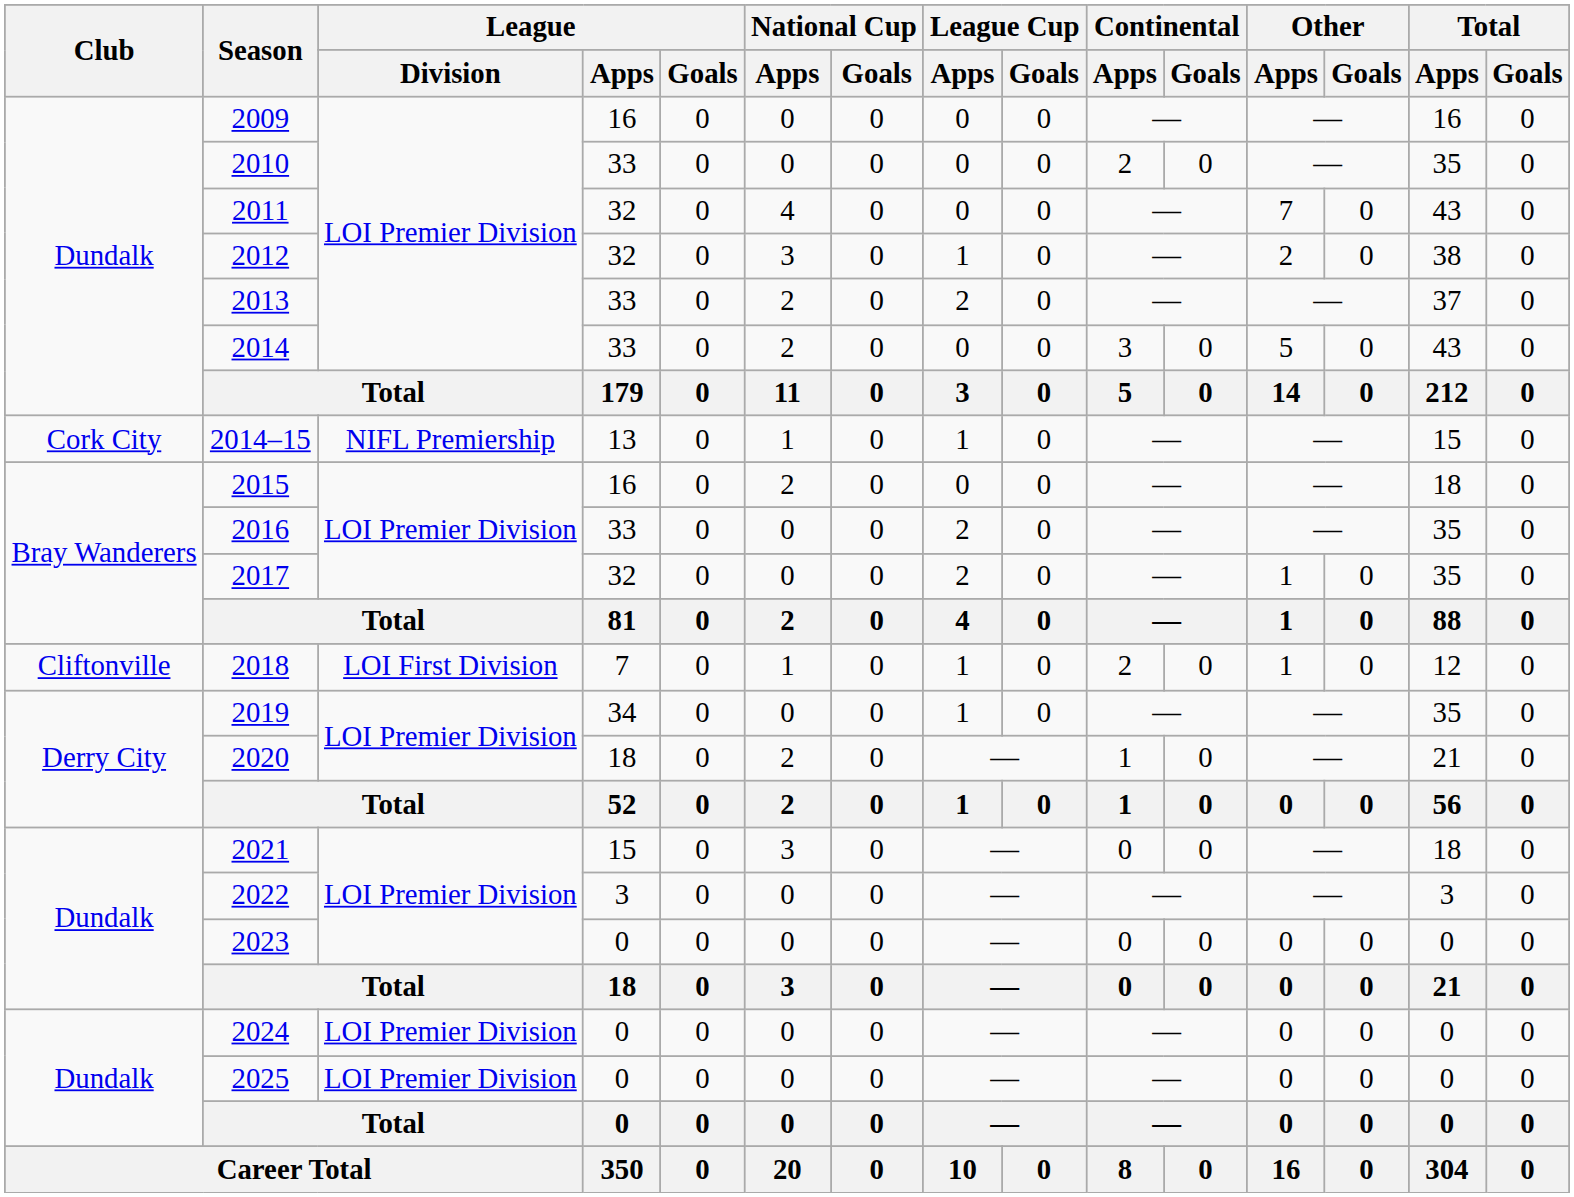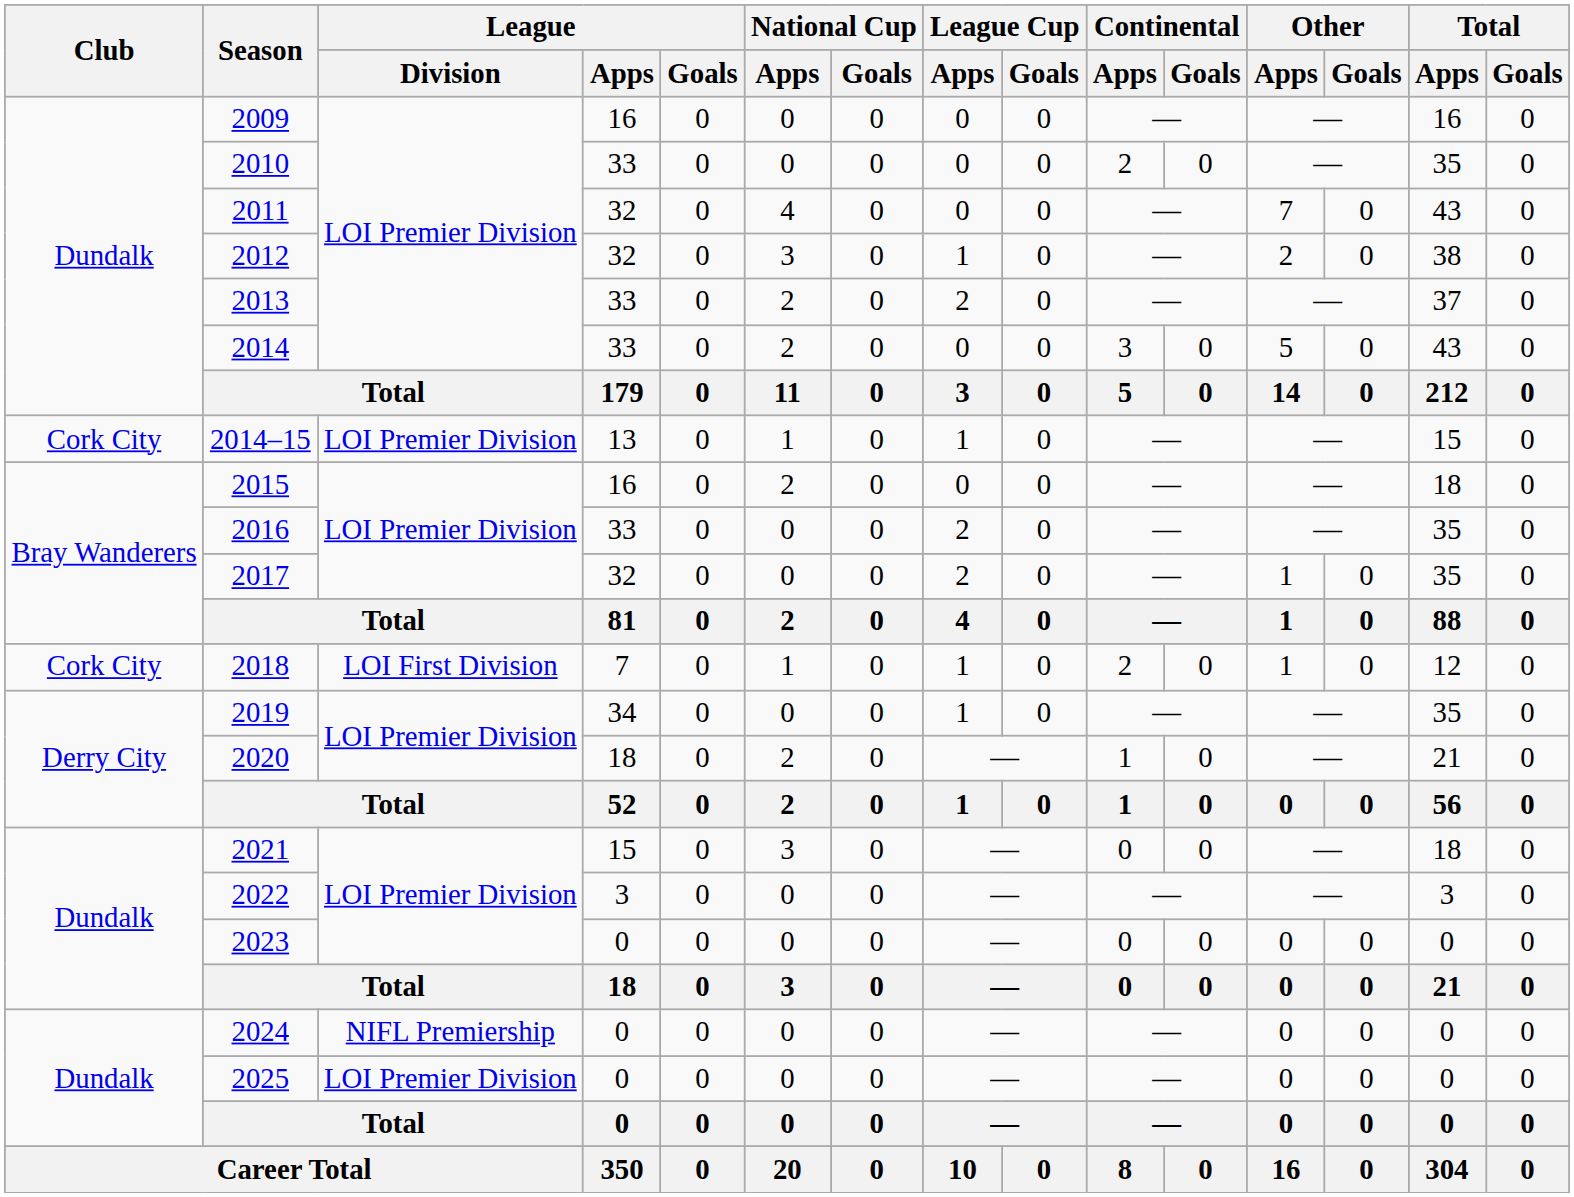(450, 438) NIFL Premiership -> (450, 438) LOI Premier Division
(104, 666) Cliftonville -> (104, 666) Cork City
(450, 1032) LOI Premier Division -> (450, 1032) NIFL Premiership
